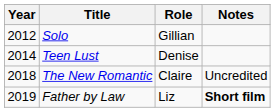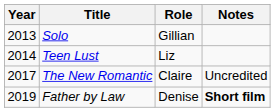(22, 35) 2012 -> (22, 35) 2013
(179, 55) Denise -> (167, 55) Liz
(22, 76) 2018 -> (22, 76) 2017
(167, 96) Liz -> (179, 96) Denise
